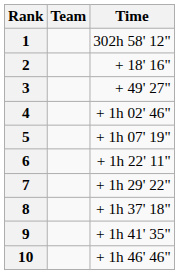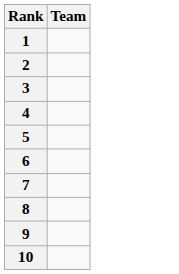- column: (132, 16)
